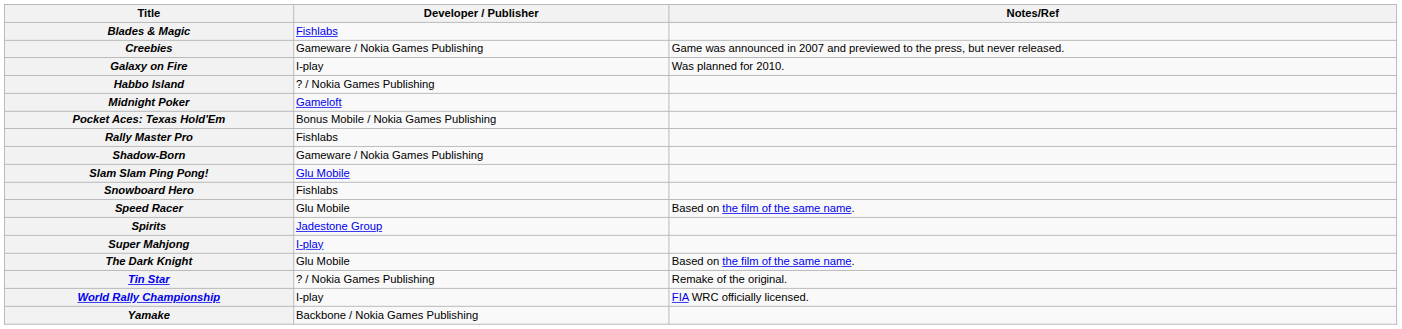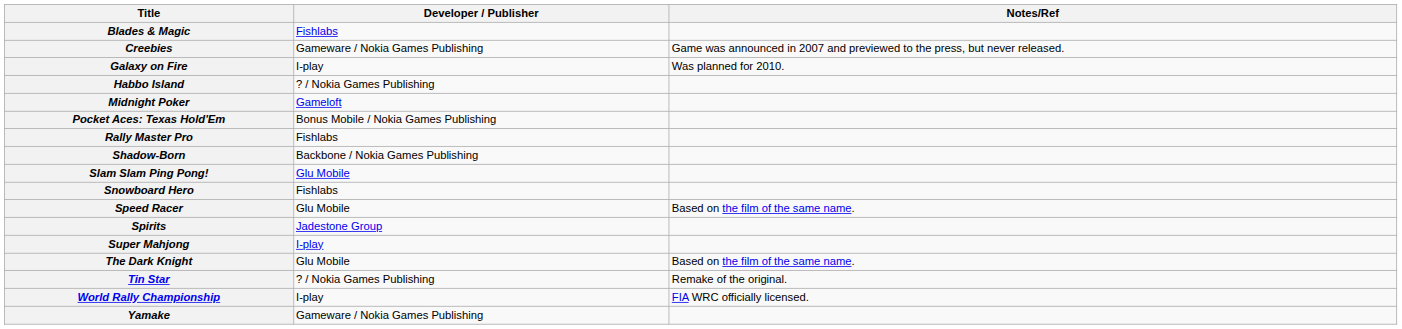(390, 156) Gameware / Nokia Games Publishing -> (387, 156) Backbone / Nokia Games Publishing
(387, 315) Backbone / Nokia Games Publishing -> (390, 315) Gameware / Nokia Games Publishing
